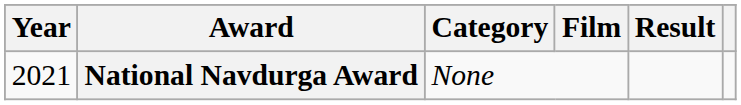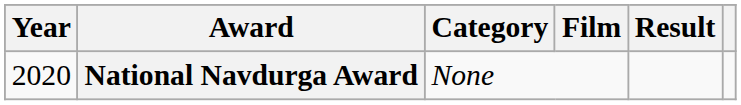(41, 74) 2021 -> (41, 74) 2020
